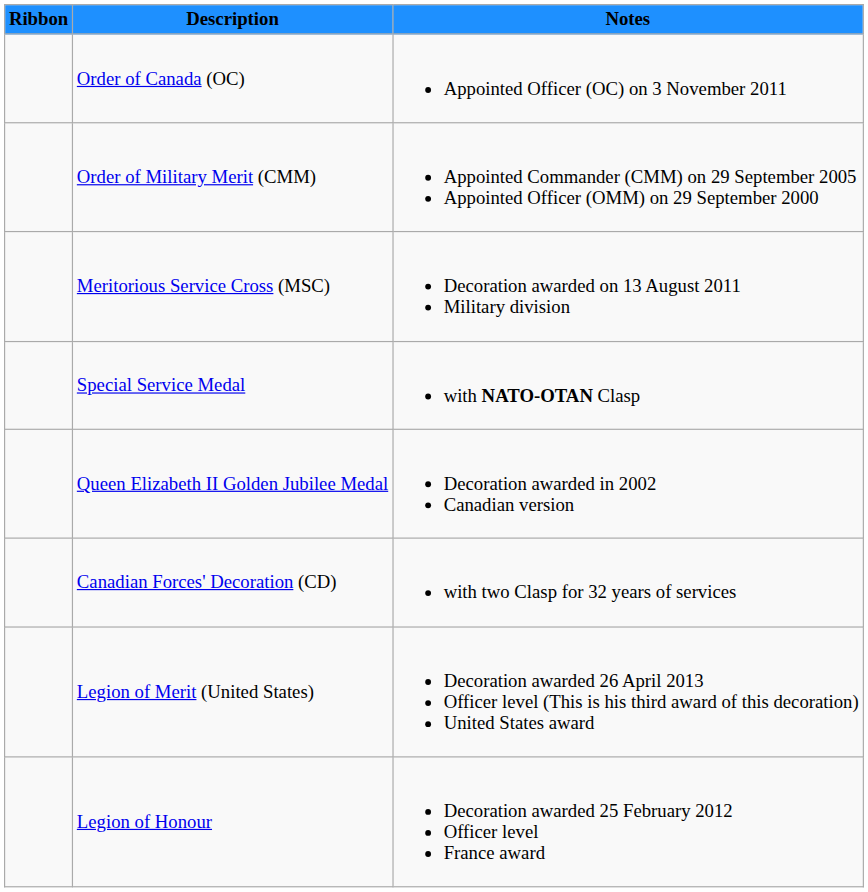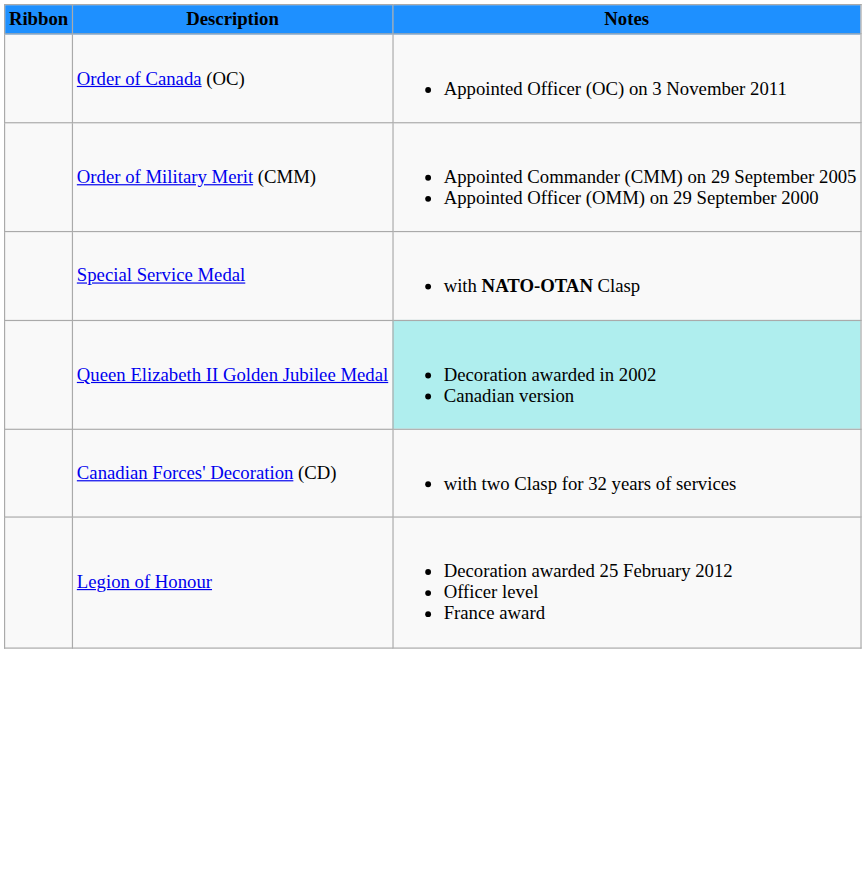- row: (203, 286)
(628, 494) no background -> (627, 385) paleturquoise background
- row: (195, 691)
